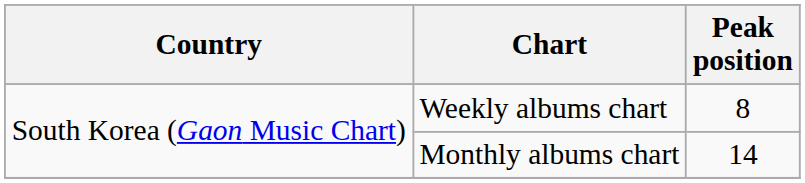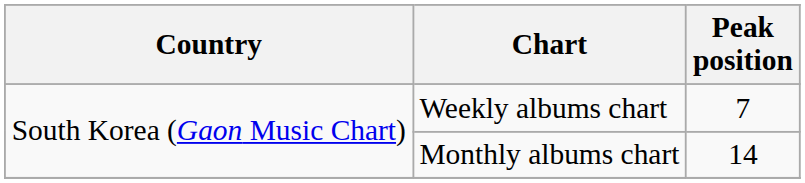(743, 107) 8 -> (743, 107) 7
